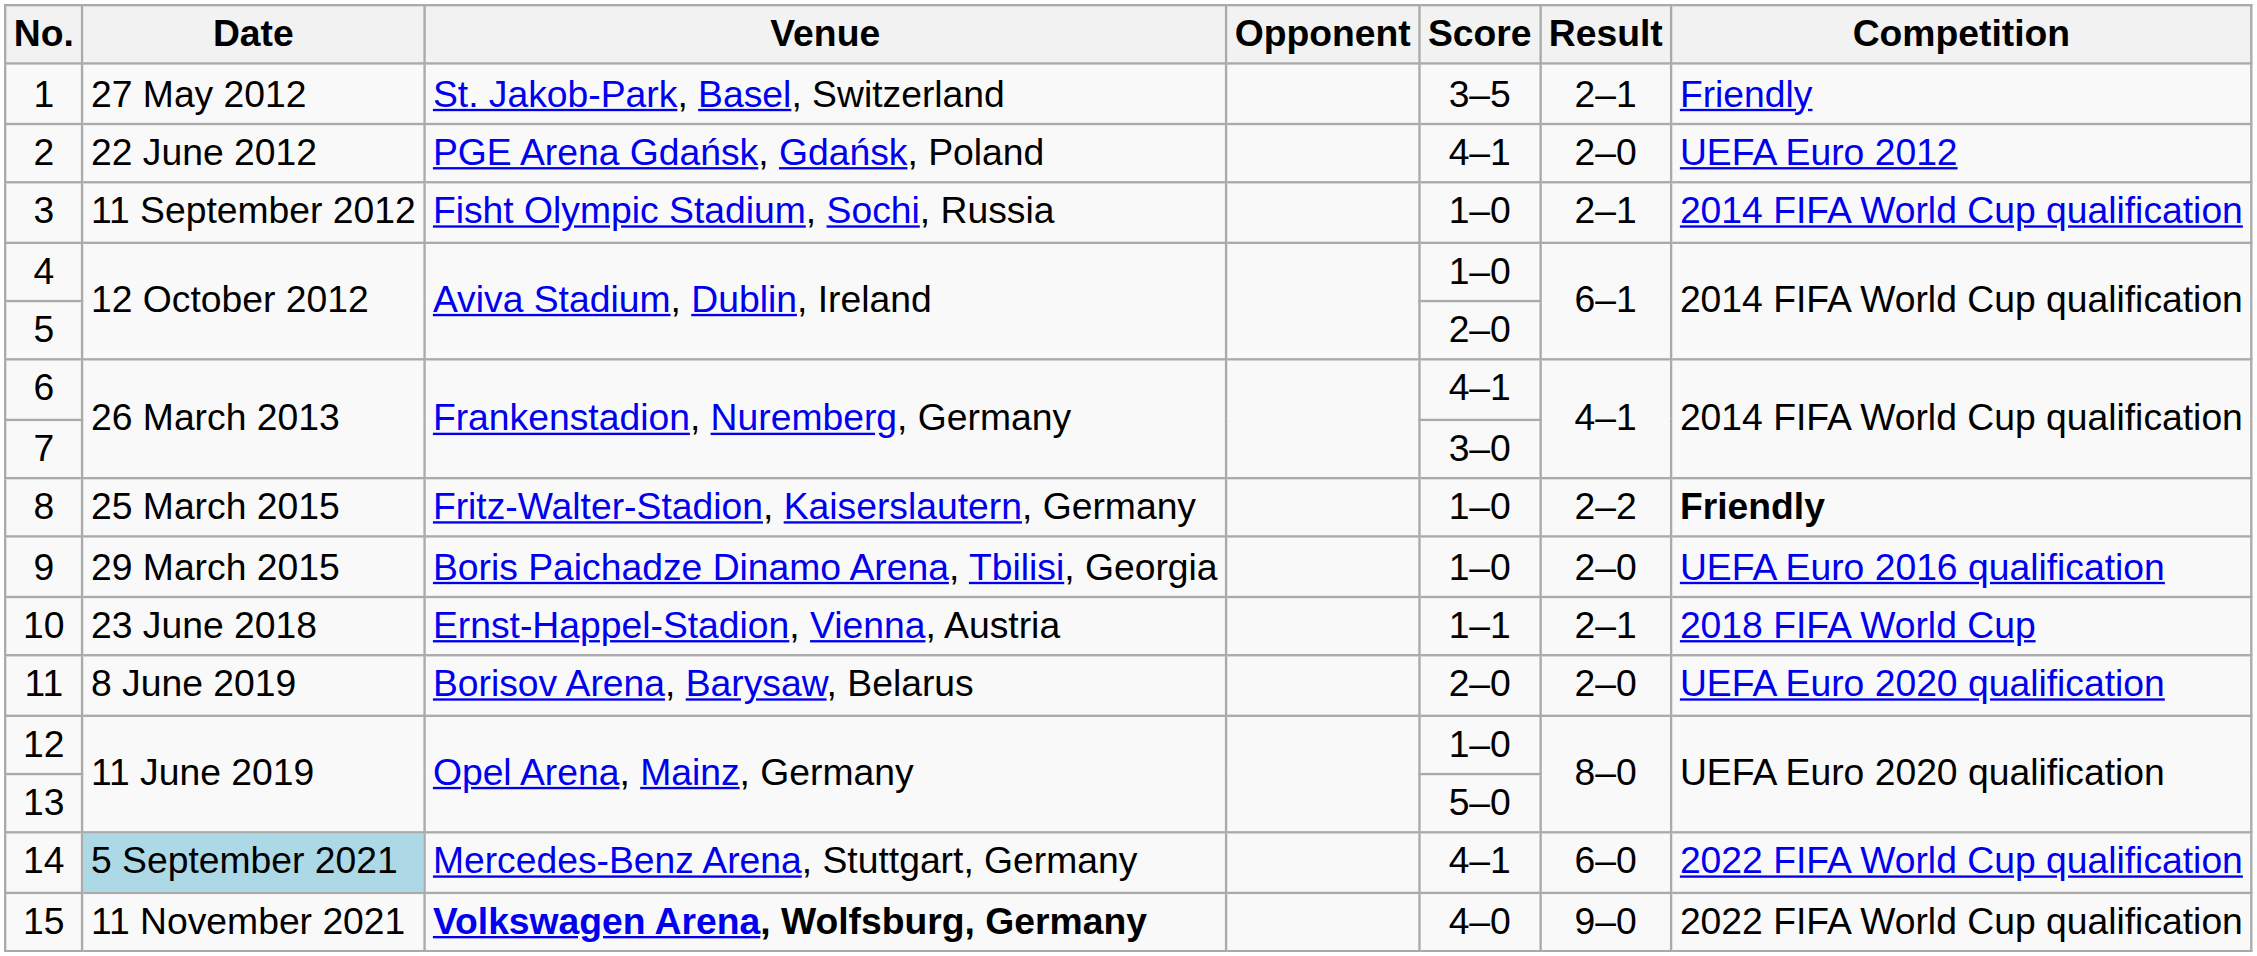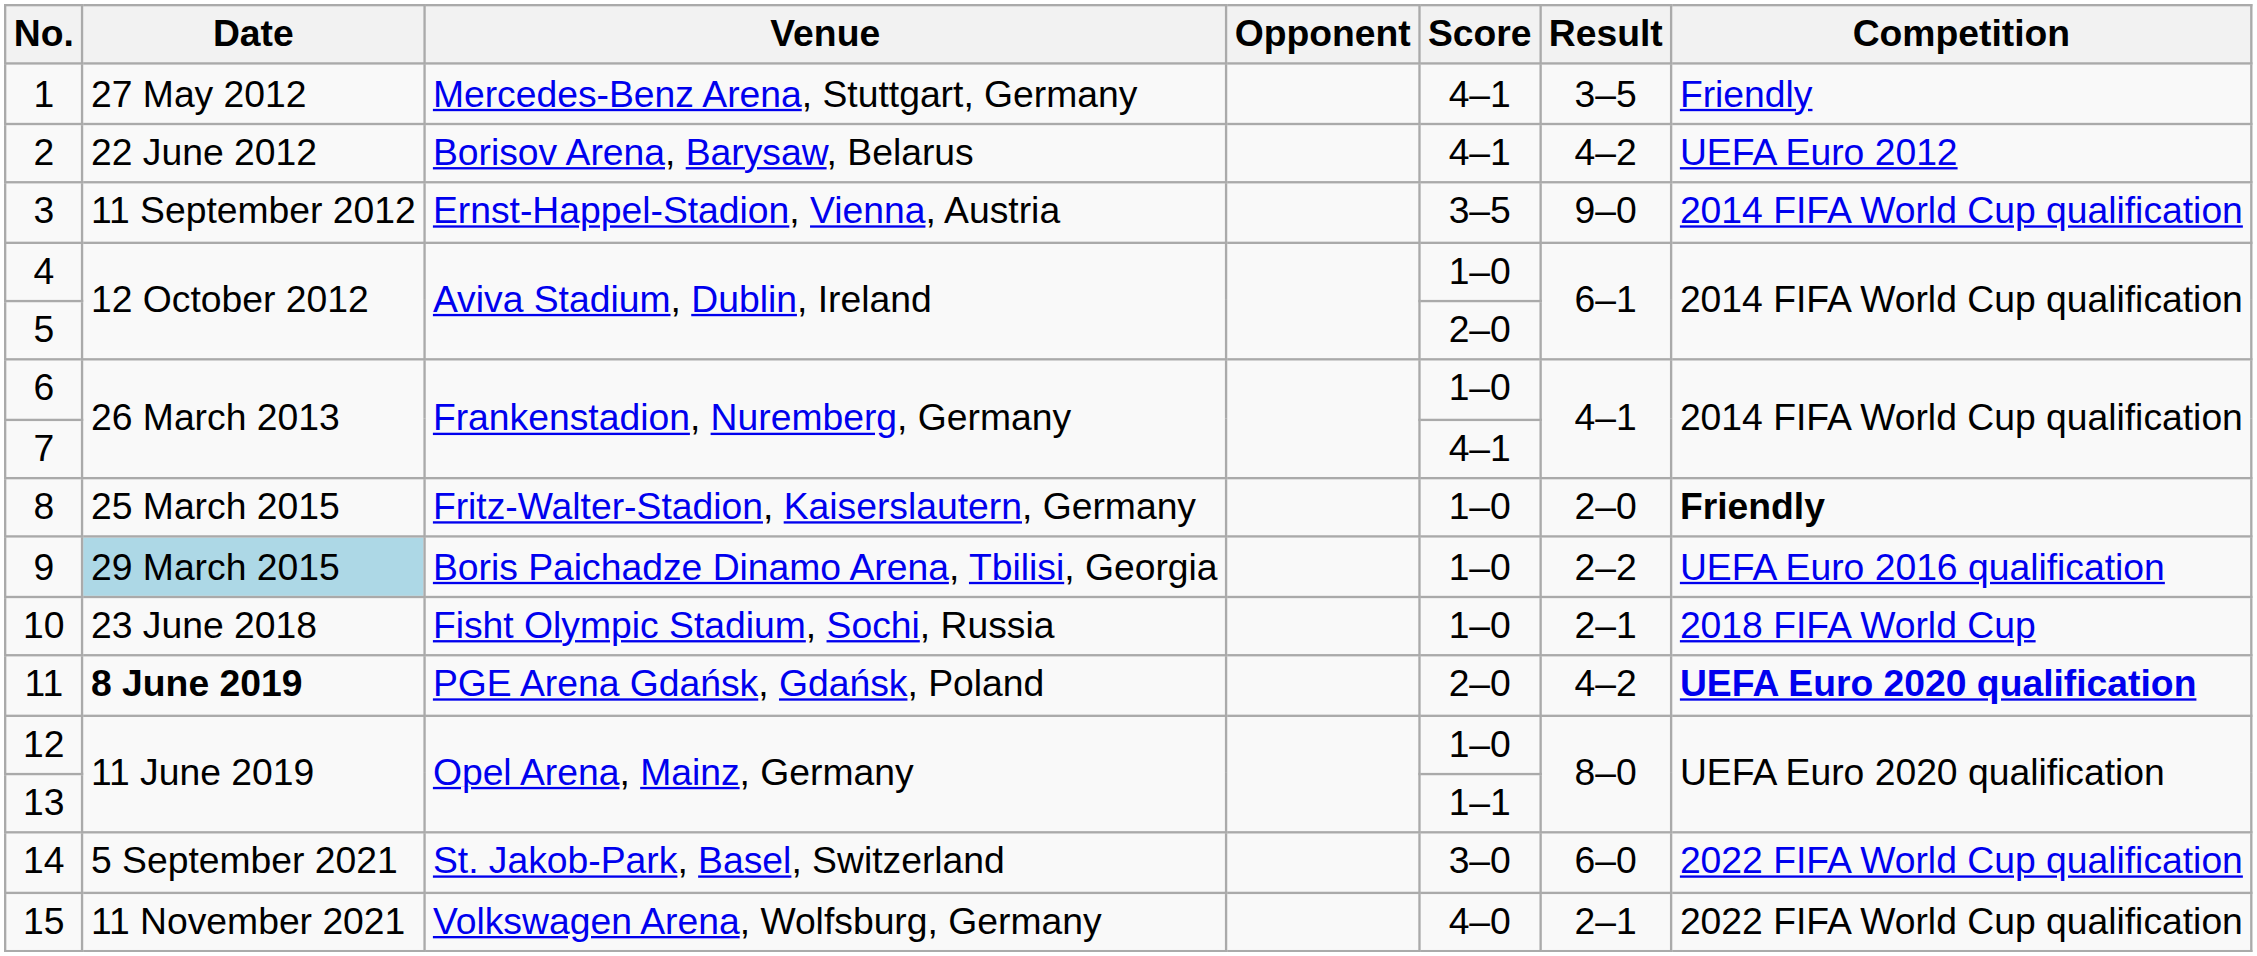(719, 93) St. Jakob-Park, Basel, Switzerland -> (785, 93) Mercedes-Benz Arena, Stuttgart, Germany
(1480, 93) 3–5 -> (1480, 93) 4–1
(1606, 93) 2–1 -> (1606, 93) 3–5
(739, 152) PGE Arena Gdańsk, Gdańsk, Poland -> (703, 152) Borisov Arena, Barysaw, Belarus
(1606, 152) 2–0 -> (1606, 152) 4–2
(744, 211) Fisht Olympic Stadium, Sochi, Russia -> (747, 211) Ernst-Happel-Stadion, Vienna, Austria
(1480, 211) 1–0 -> (1480, 211) 3–5
(1606, 211) 2–1 -> (1606, 211) 9–0
(1480, 388) 4–1 -> (1480, 388) 1–0
(1480, 447) 3–0 -> (1480, 447) 4–1
(1606, 507) 2–2 -> (1606, 507) 2–0
(215, 566) no background -> (215, 566) lightblue background
(1606, 566) 2–0 -> (1606, 566) 2–2
(747, 625) Ernst-Happel-Stadion, Vienna, Austria -> (744, 625) Fisht Olympic Stadium, Sochi, Russia
(1480, 625) 1–1 -> (1480, 625) 1–0
(194, 684) normal -> (197, 684) bold
(703, 684) Borisov Arena, Barysaw, Belarus -> (739, 684) PGE Arena Gdańsk, Gdańsk, Poland
(1606, 684) 2–0 -> (1606, 684) 4–2
(1922, 684) normal -> (1938, 684) bold
(1480, 802) 5–0 -> (1480, 802) 1–1
(244, 861) lightblue background -> (244, 861) no background
(785, 861) Mercedes-Benz Arena, Stuttgart, Germany -> (719, 861) St. Jakob-Park, Basel, Switzerland
(1480, 861) 4–1 -> (1480, 861) 3–0
(790, 920) bold -> (767, 920) normal
(1606, 920) 9–0 -> (1606, 920) 2–1
